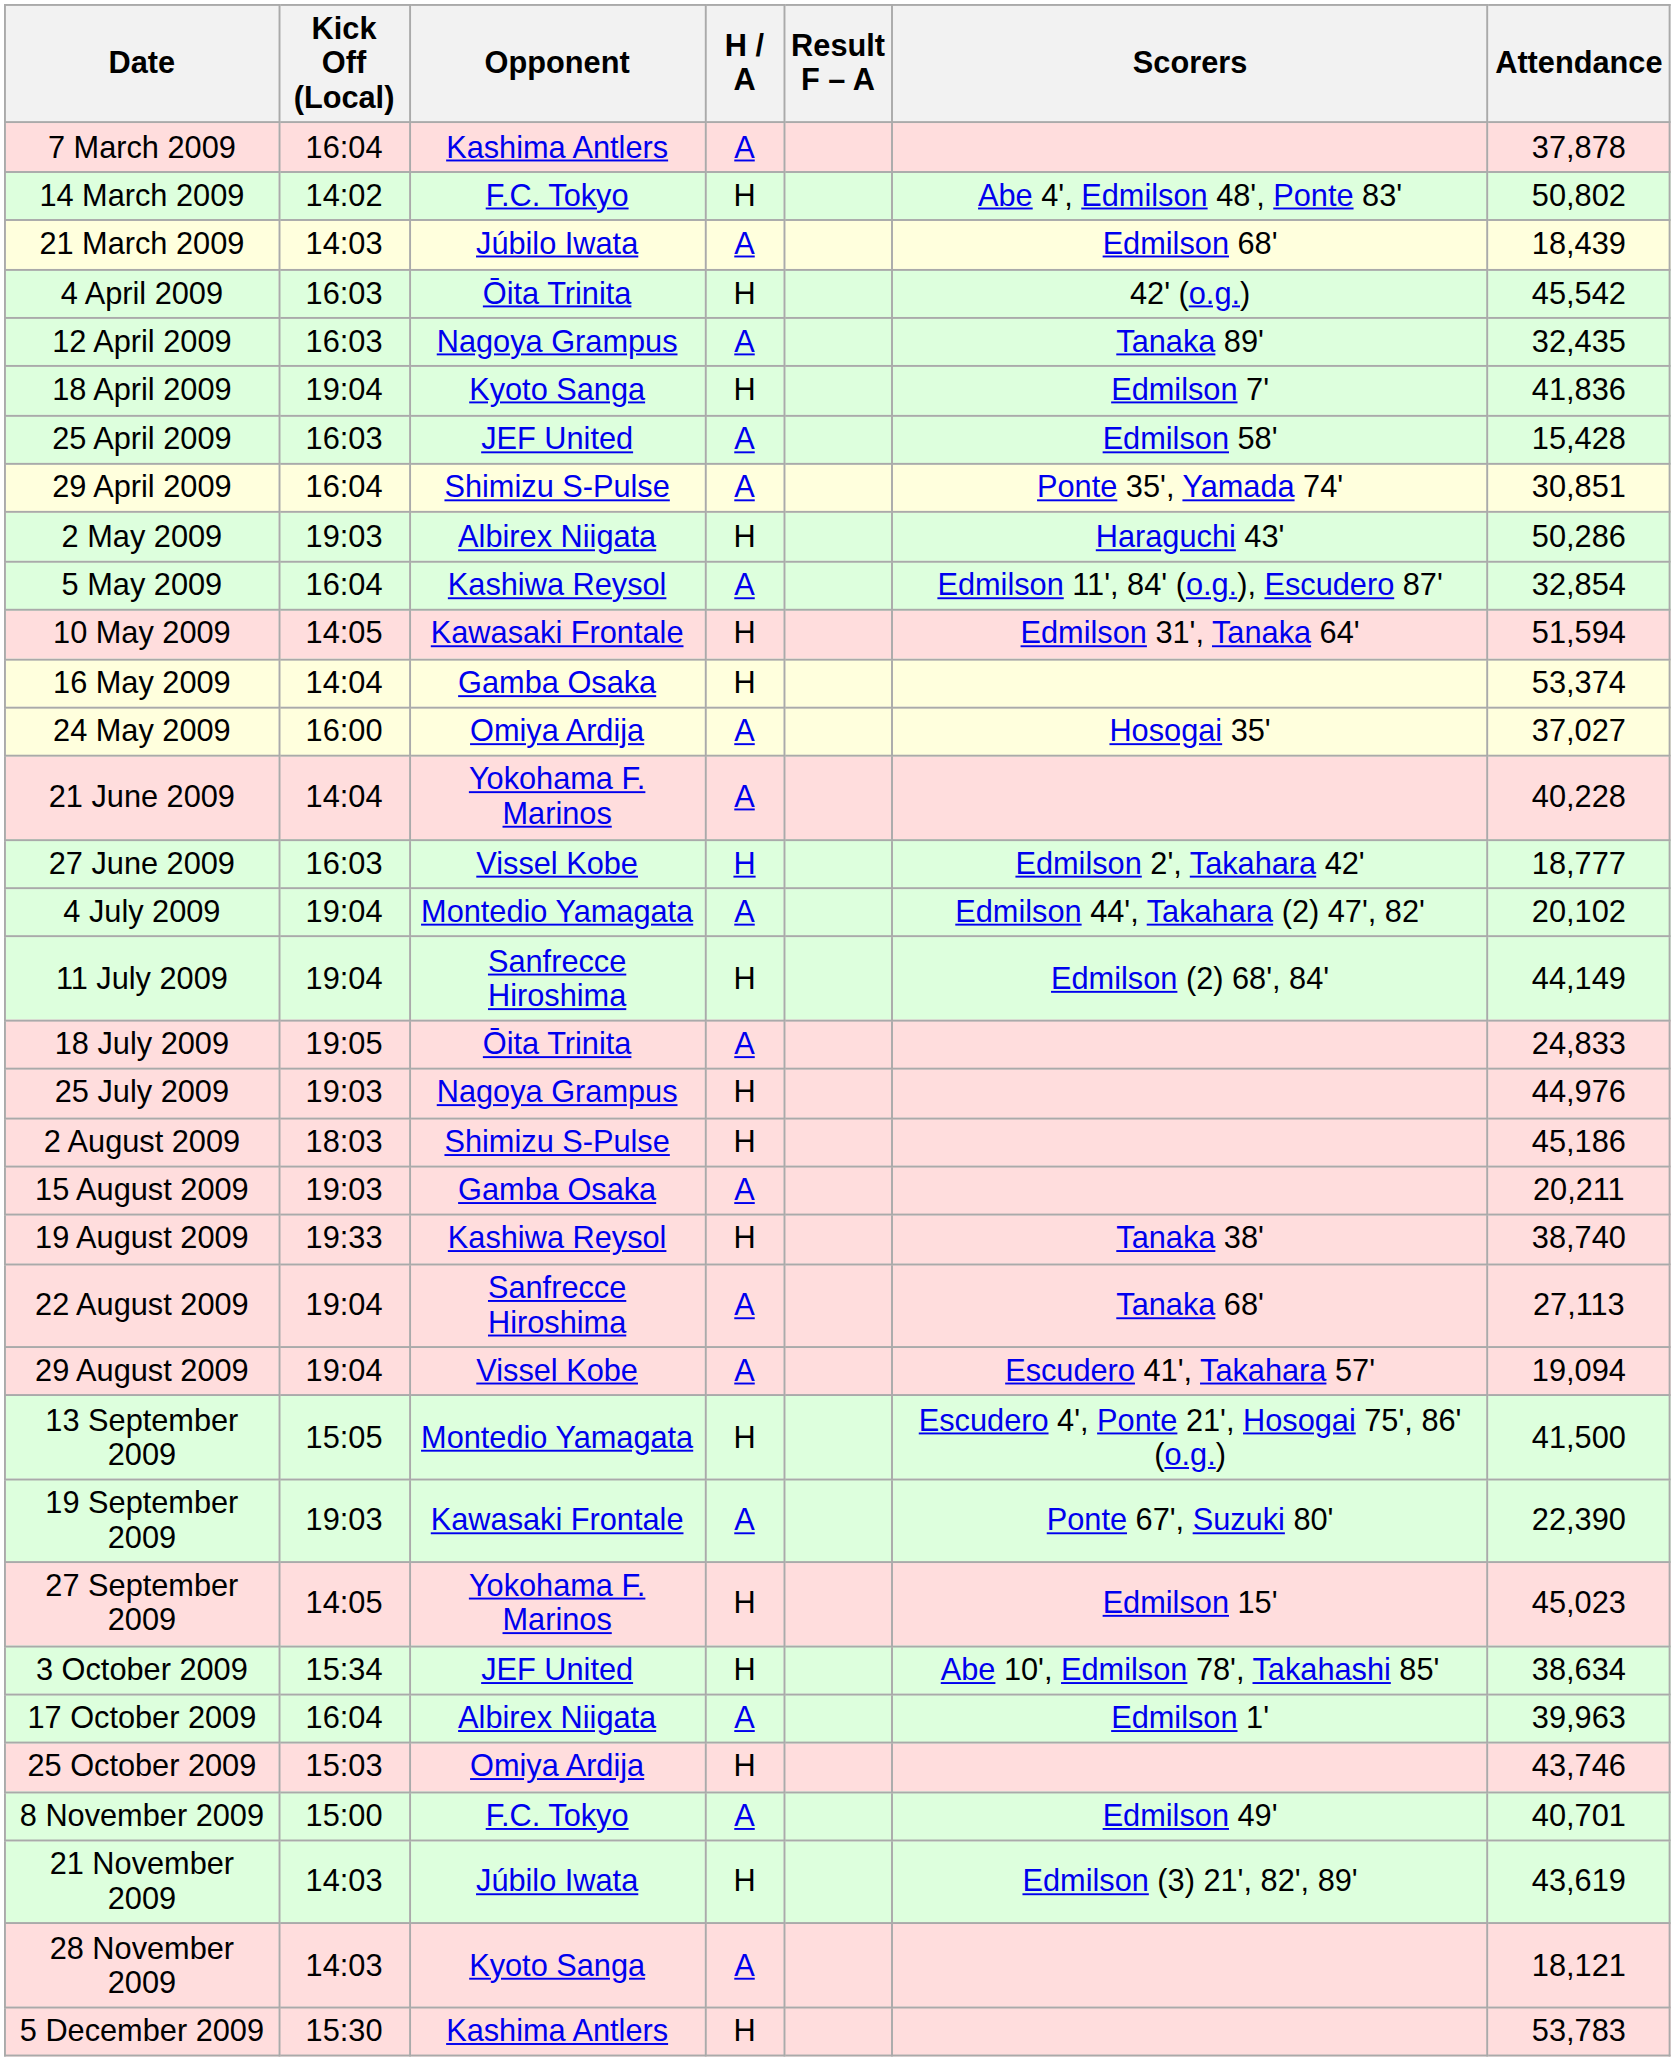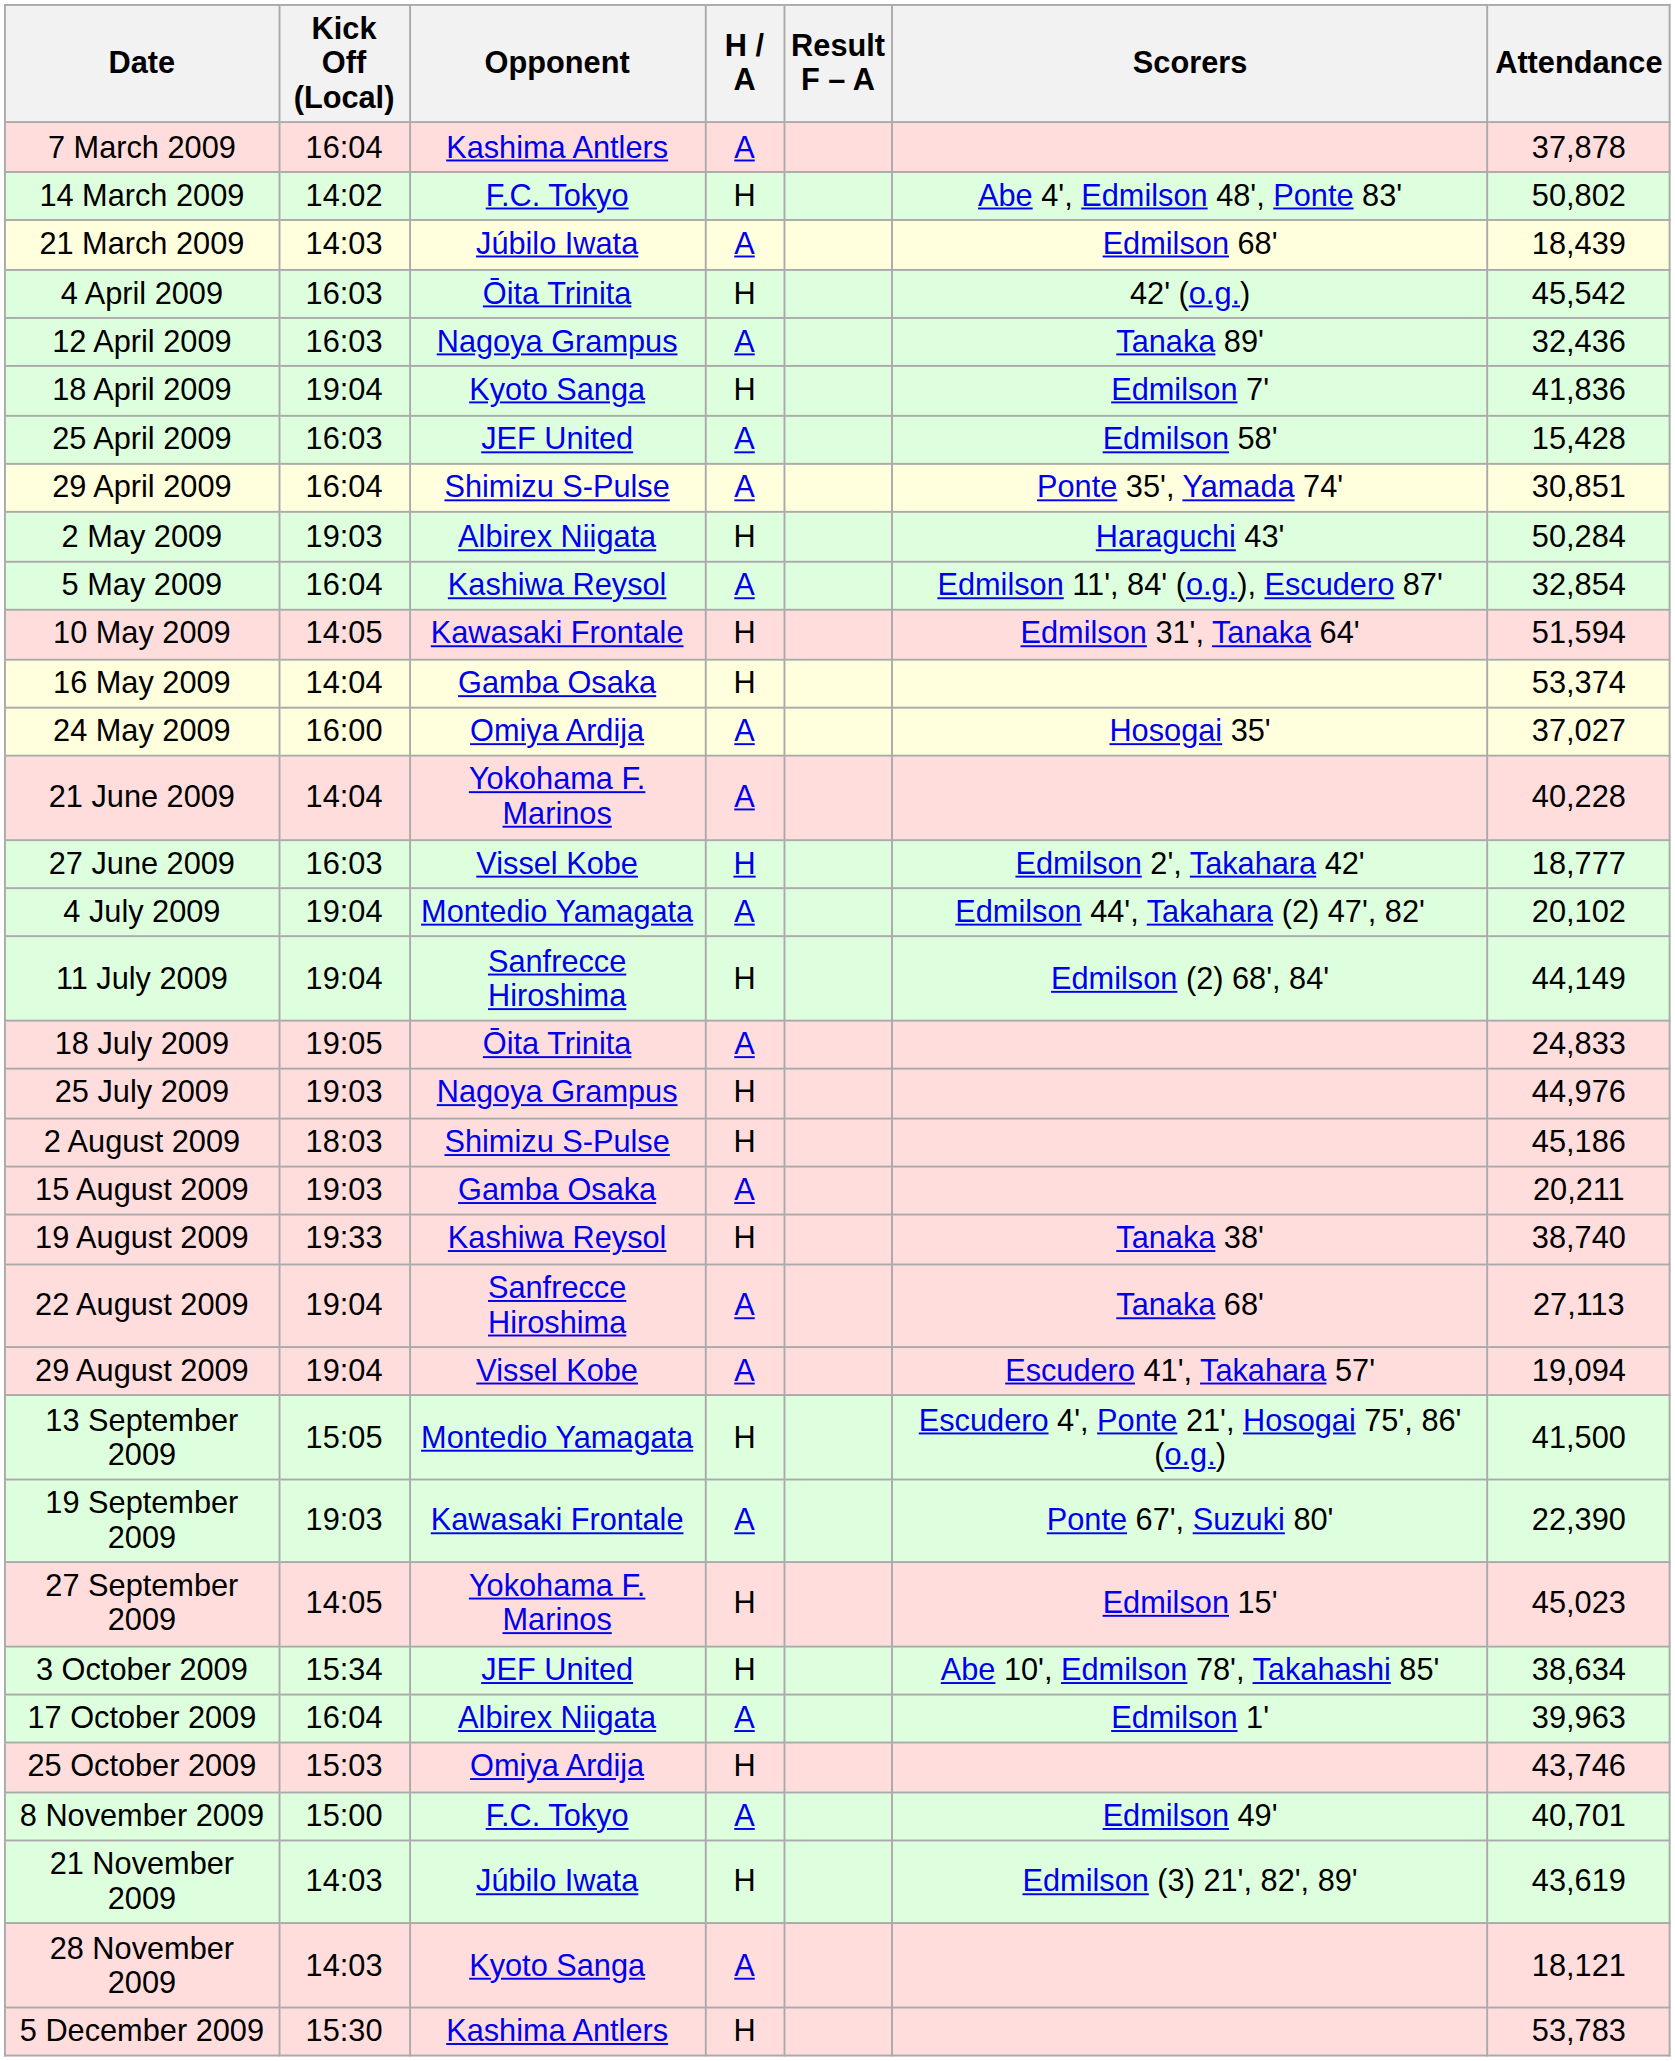(1579, 341) 32,435 -> (1579, 341) 32,436
(1579, 536) 50,286 -> (1579, 536) 50,284
